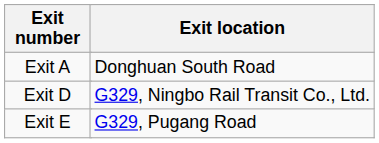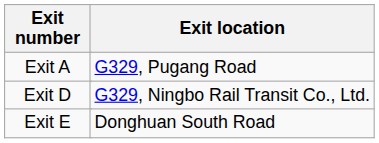(185, 66) Donghuan South Road -> (176, 66) G329, Pugang Road
(176, 123) G329, Pugang Road -> (185, 123) Donghuan South Road
